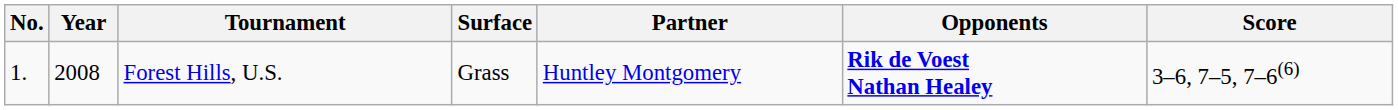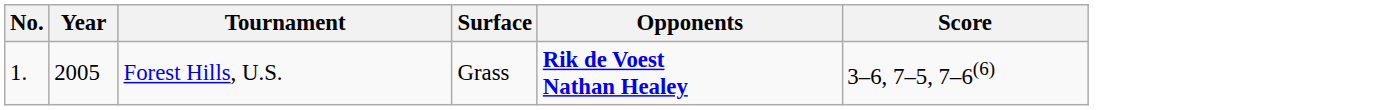- column: (690, 22)
(77, 72) 2008 -> (77, 72) 2005
